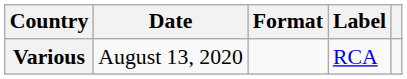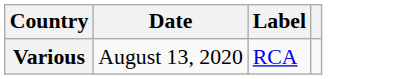- column: (288, 21)
